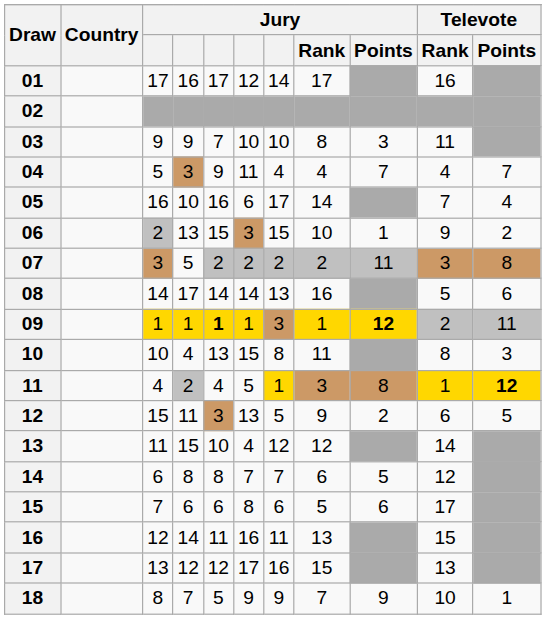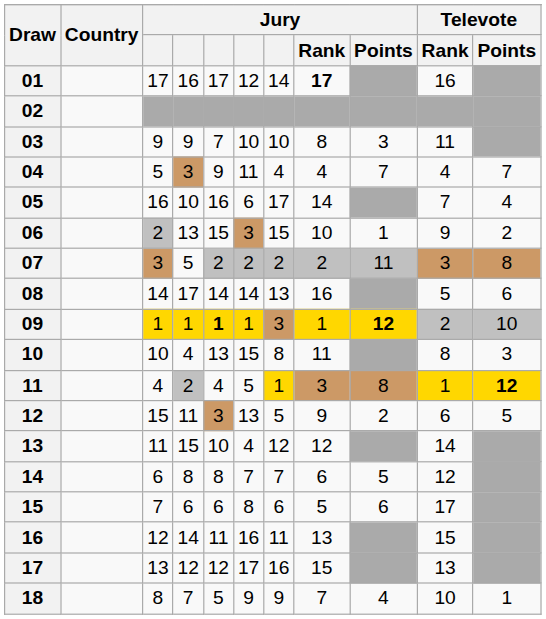(322, 80) normal -> (322, 80) bold
(507, 324) 11 -> (507, 324) 10
(383, 598) 9 -> (383, 598) 4
